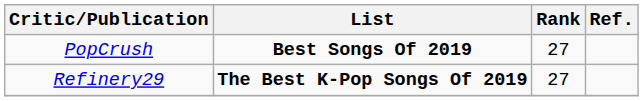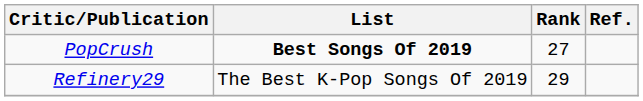(372, 80) bold -> (372, 80) normal
(558, 80) 27 -> (558, 80) 29
